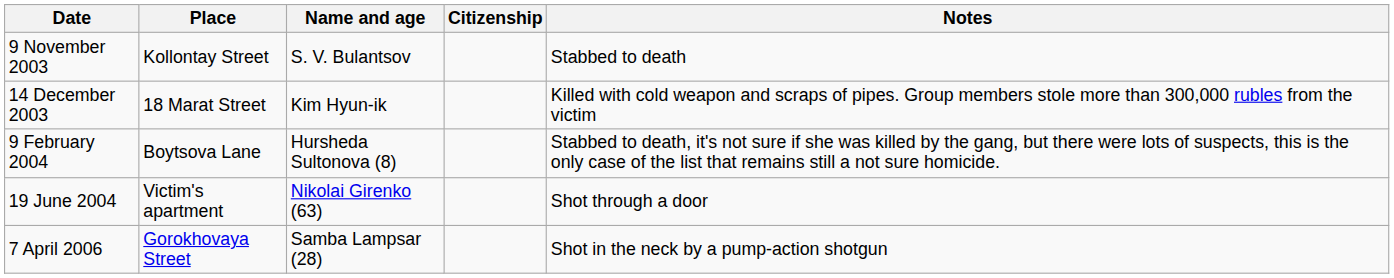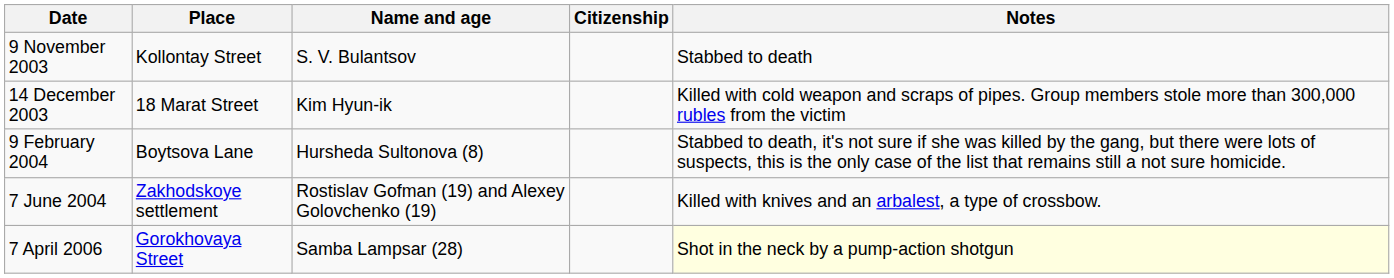+ row: (58, 201)
- row: (62, 201)
(719, 249) no background -> (845, 249) lightyellow background
